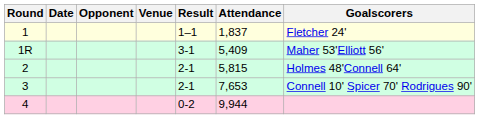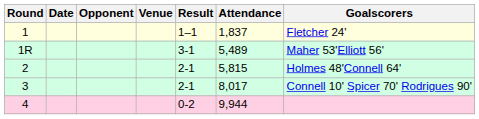(233, 50) 5,409 -> (233, 50) 5,489
(233, 86) 7,653 -> (233, 86) 8,017
